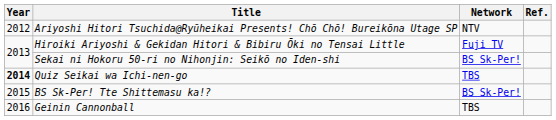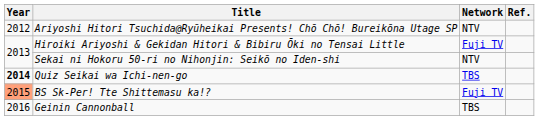(491, 60) BS Sk-Per! -> (471, 60) NTV
(18, 92) no background -> (18, 92) lightsalmon background
(491, 92) BS Sk-Per! -> (483, 92) Fuji TV
